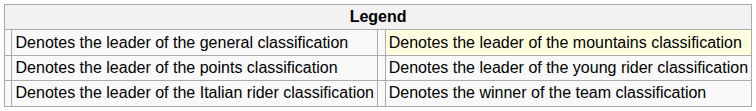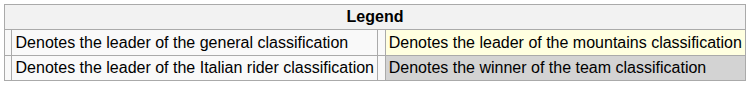- row: (177, 67)
(547, 93) no background -> (547, 67) lightgrey background
